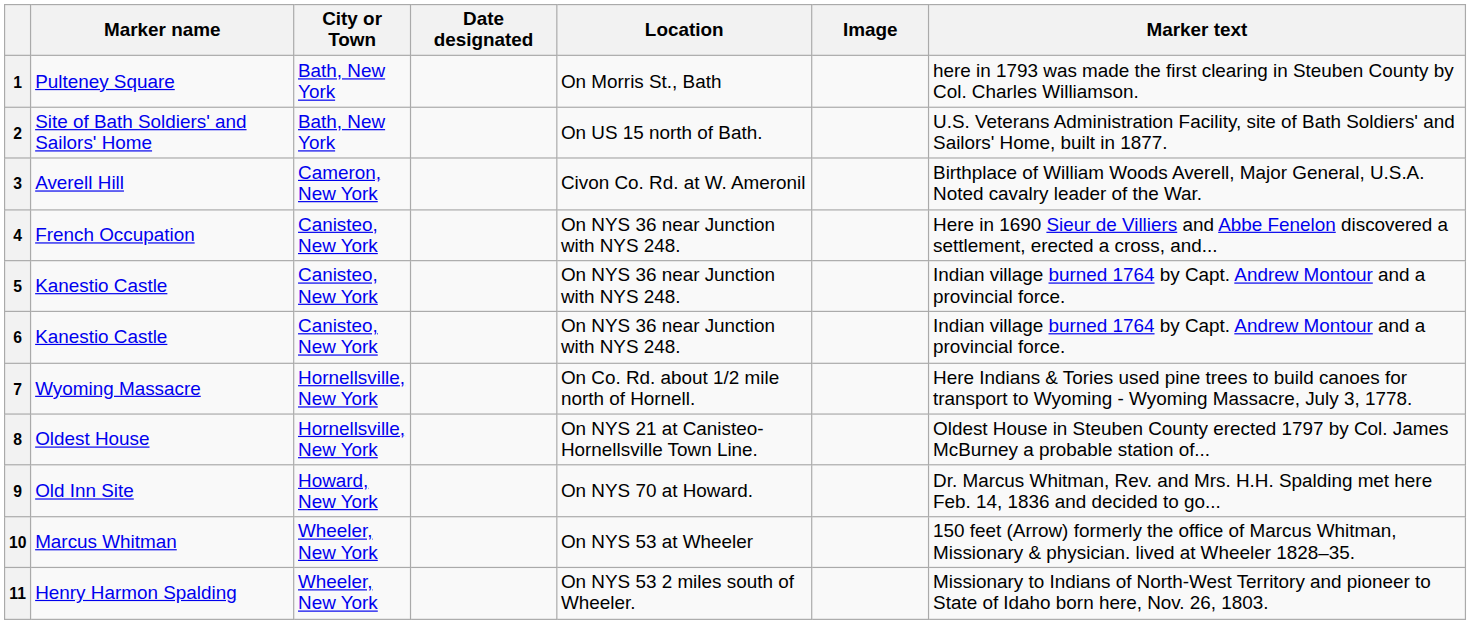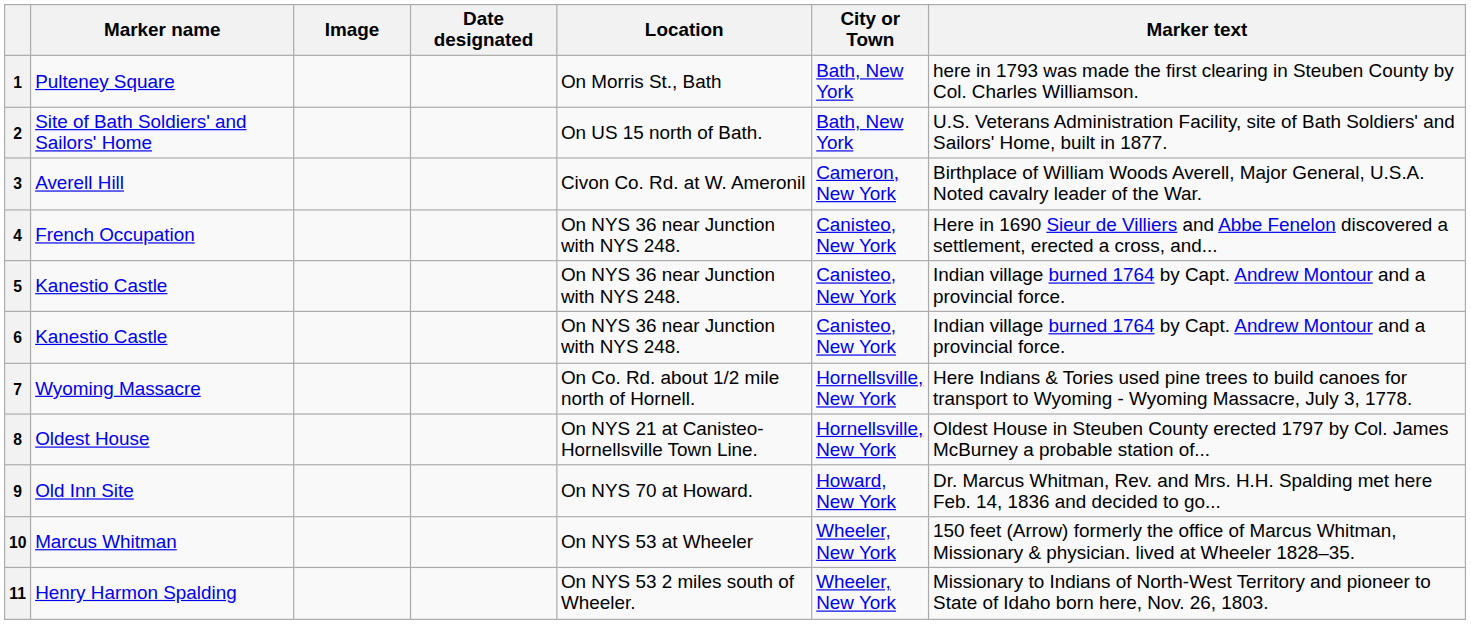columns swapped: (870, 30) <-> (352, 30)
